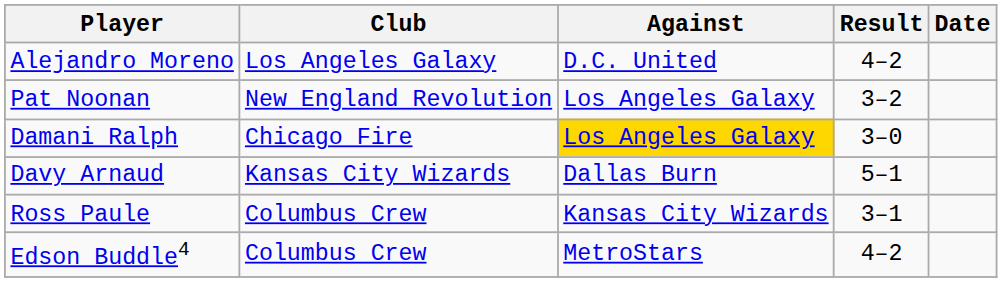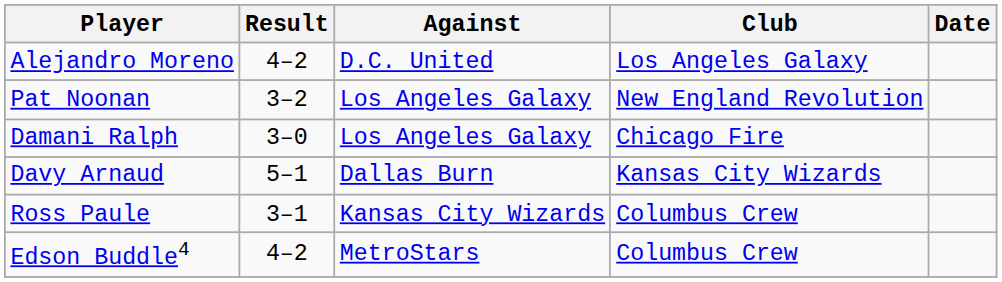columns swapped: (399, 24) <-> (882, 24)
(689, 138) gold background -> (466, 138) no background
